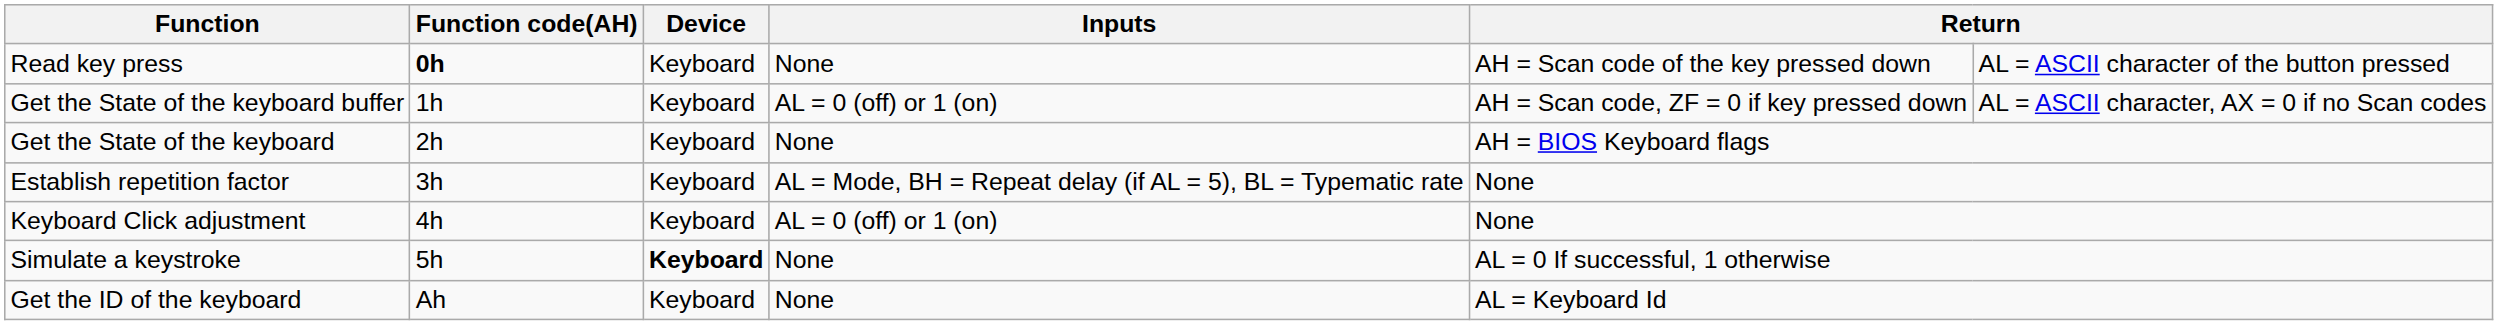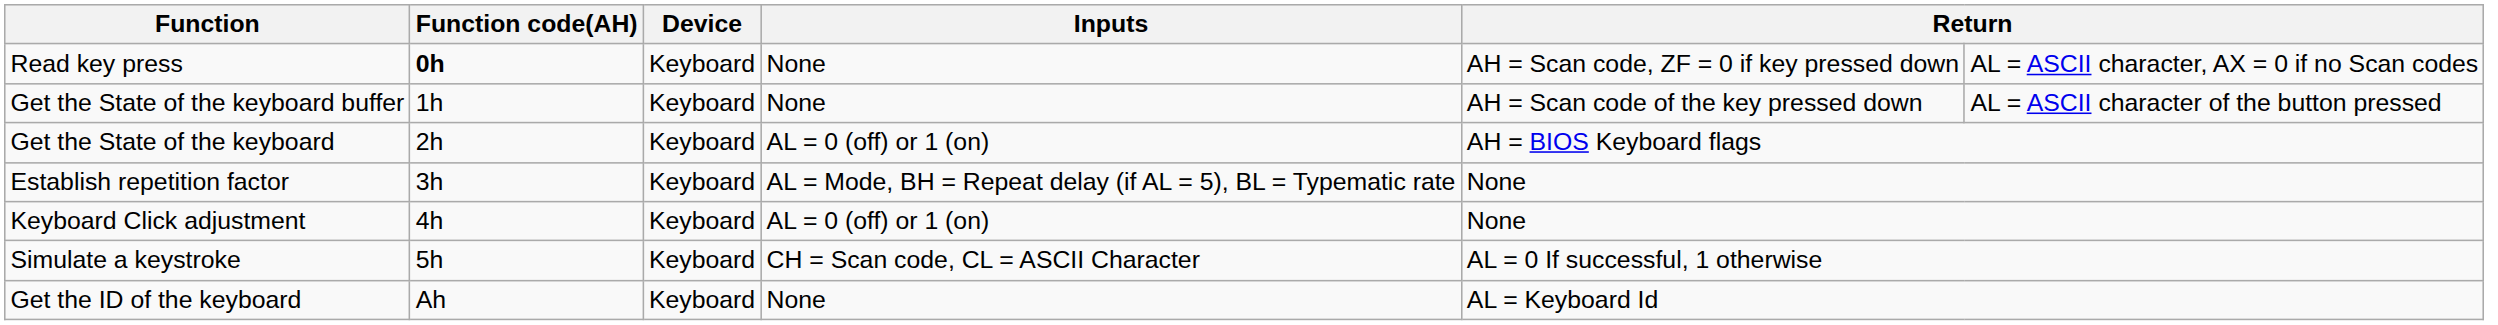(1703, 63) AH = Scan code of the key pressed down -> (1713, 63) AH = Scan code, ZF = 0 if key pressed down
(2214, 63) AL = ASCII character of the button pressed -> (2224, 63) AL = ASCII character, AX = 0 if no Scan codes
(886, 102) AL = 0 (off) or 1 (on) -> (796, 102) None
(1721, 102) AH = Scan code, ZF = 0 if key pressed down -> (1695, 102) AH = Scan code of the key pressed down
(2233, 102) AL = ASCII character, AX = 0 if no Scan codes -> (2206, 102) AL = ASCII character of the button pressed
(804, 142) None -> (878, 142) AL = 0 (off) or 1 (on)
(706, 260) bold -> (702, 260) normal
(804, 260) None -> (983, 260) CH = Scan code, CL = ASCII Character
